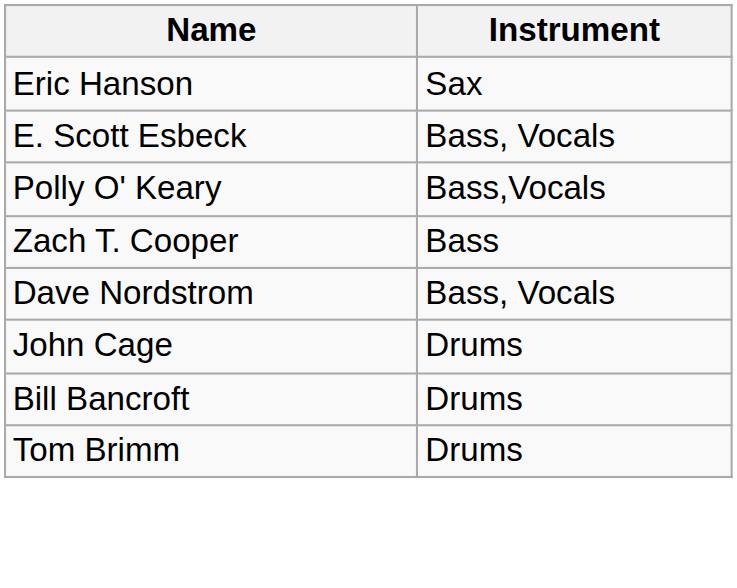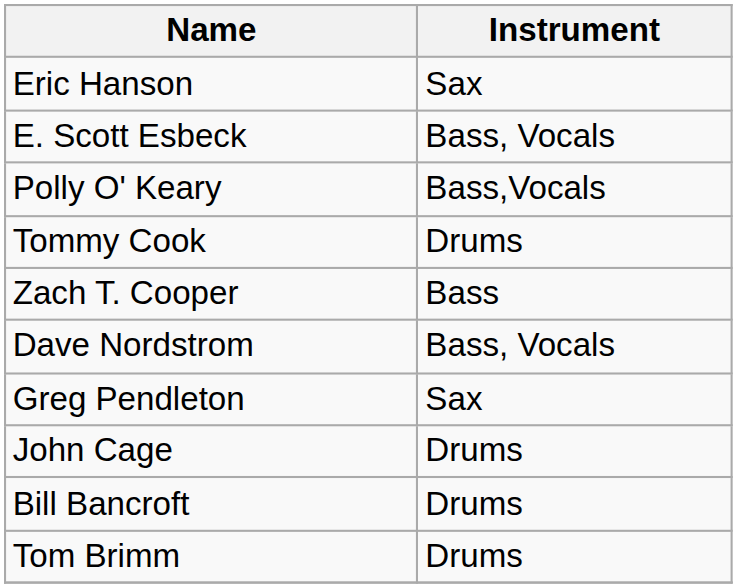+ row: (109, 240)
+ row: (129, 398)
